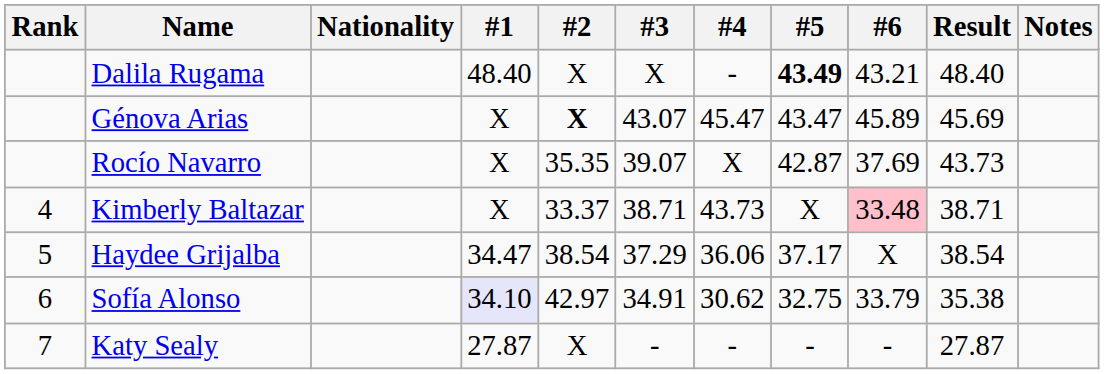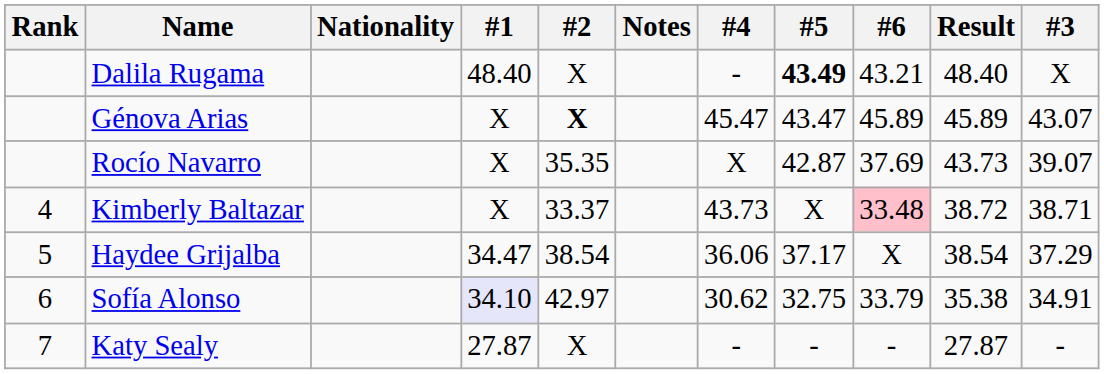columns swapped: (655, 27) <-> (1058, 27)
(972, 118) 45.69 -> (976, 118) 45.89
(972, 208) 38.71 -> (976, 208) 38.72
